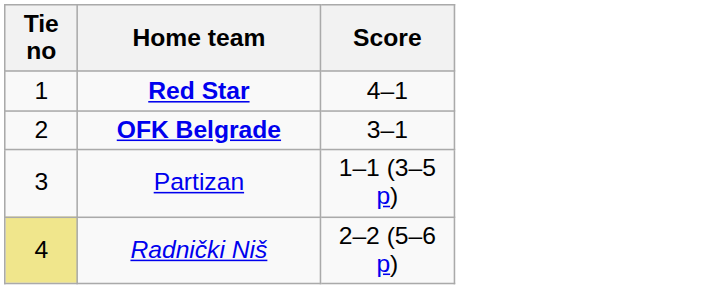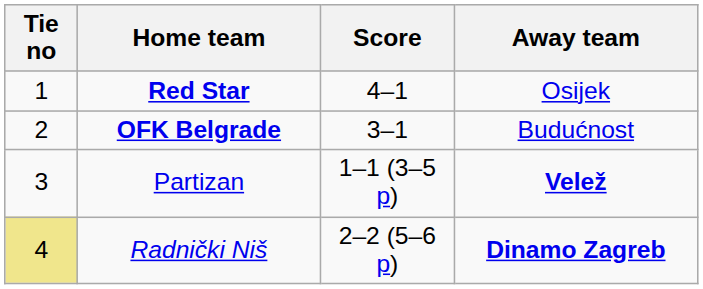+ column: (576, 37)
